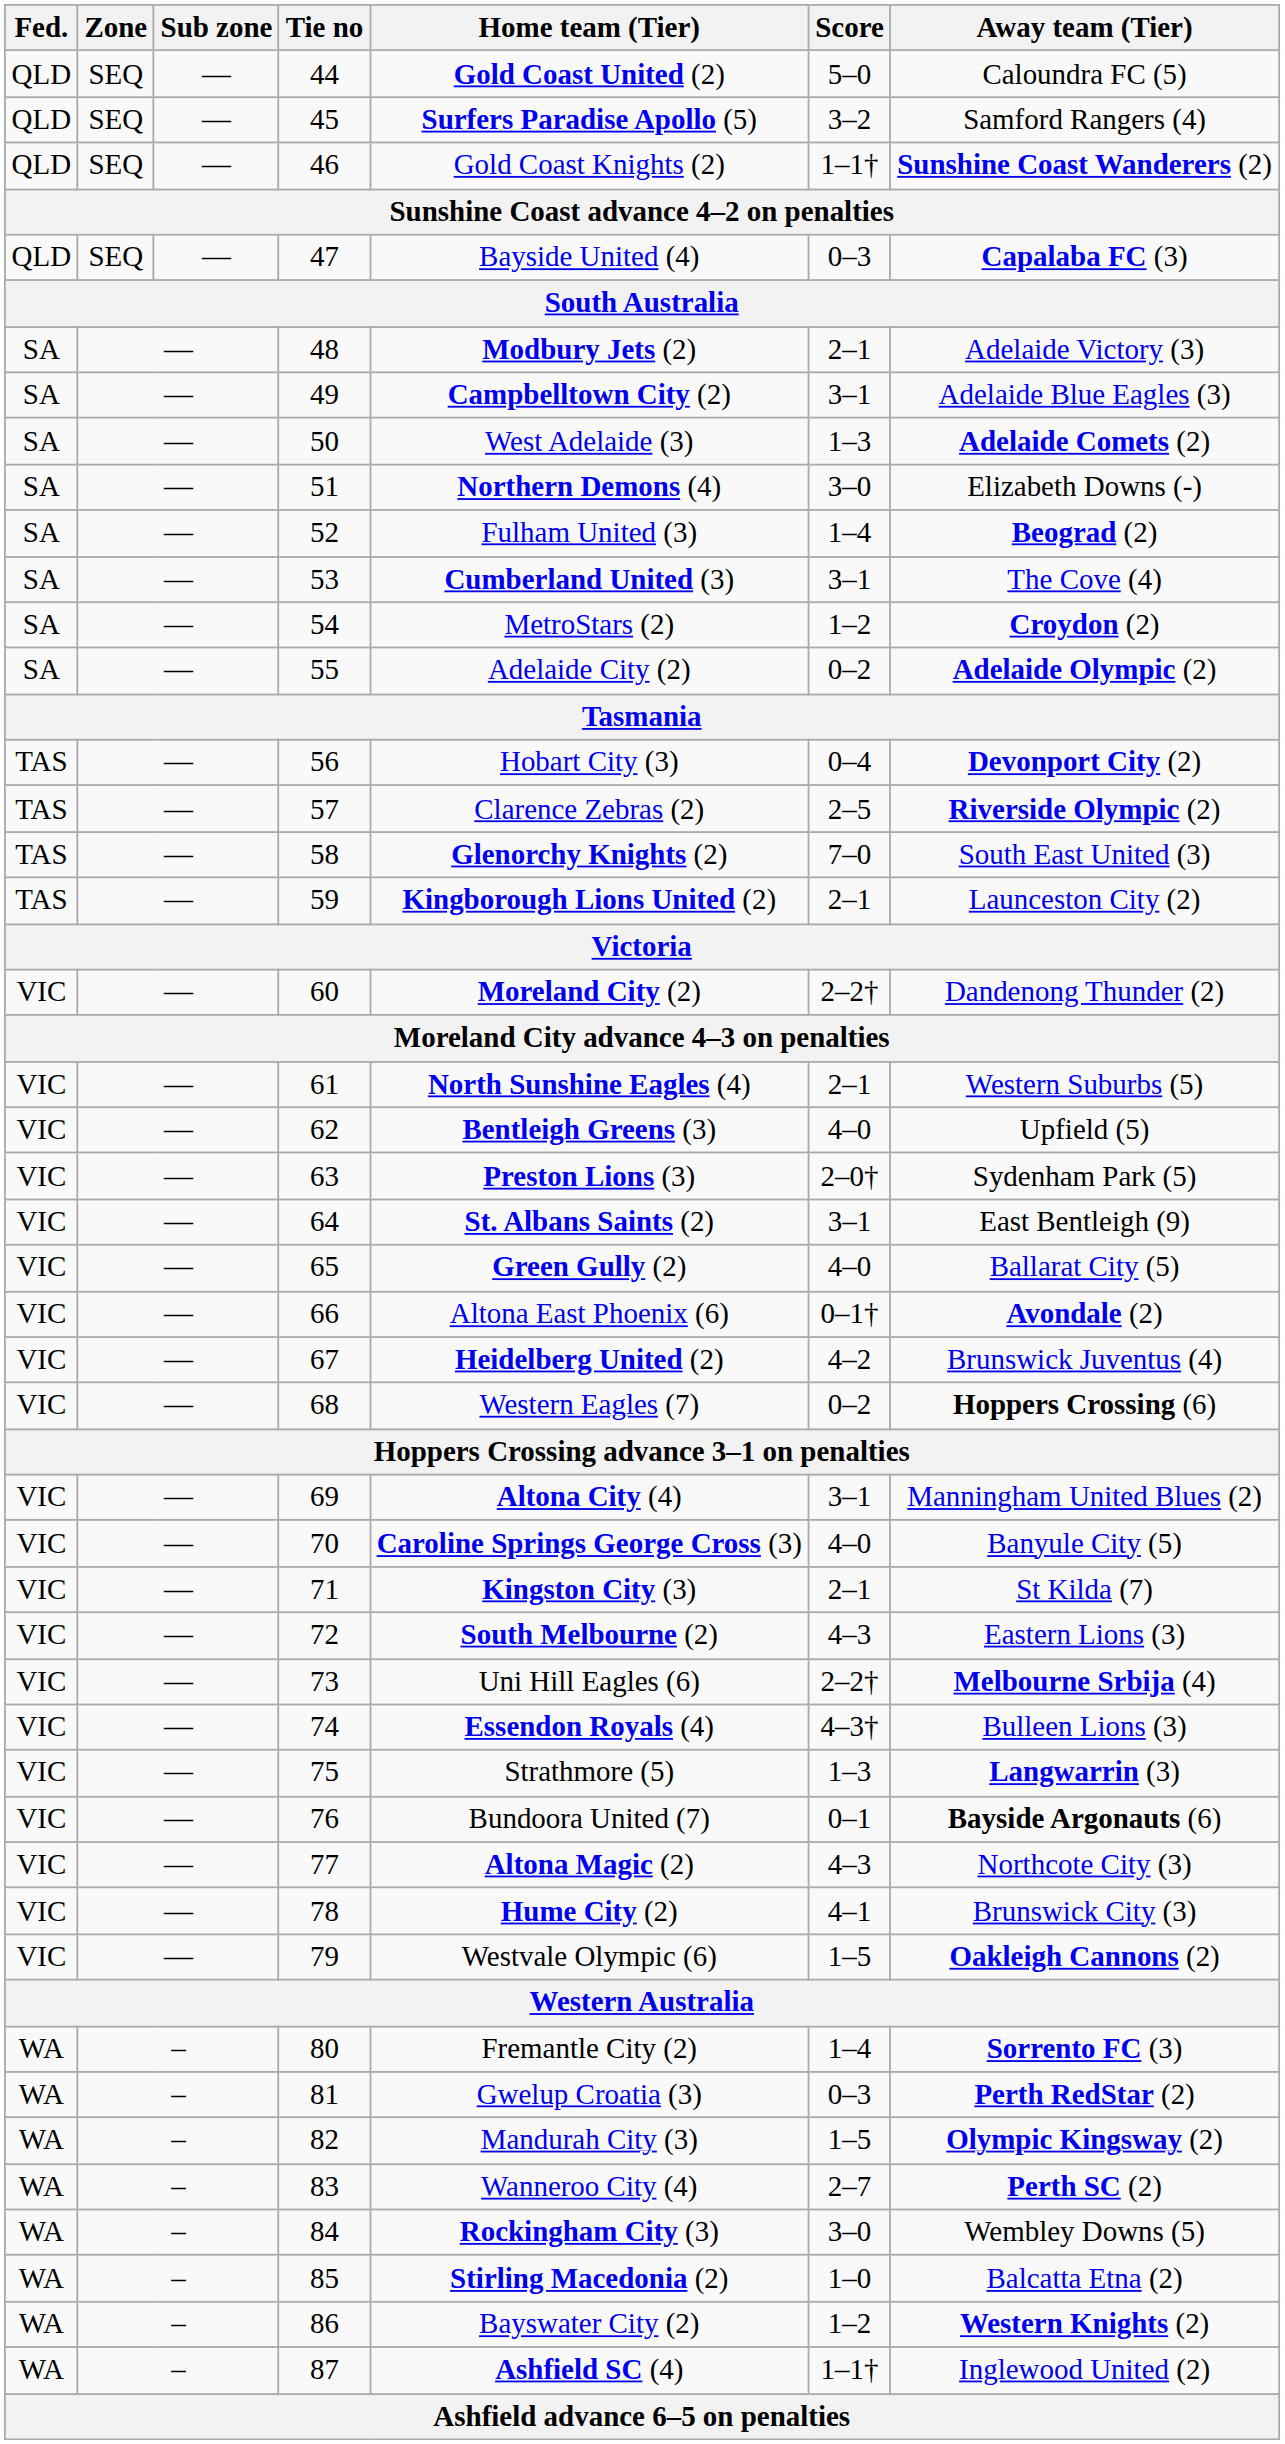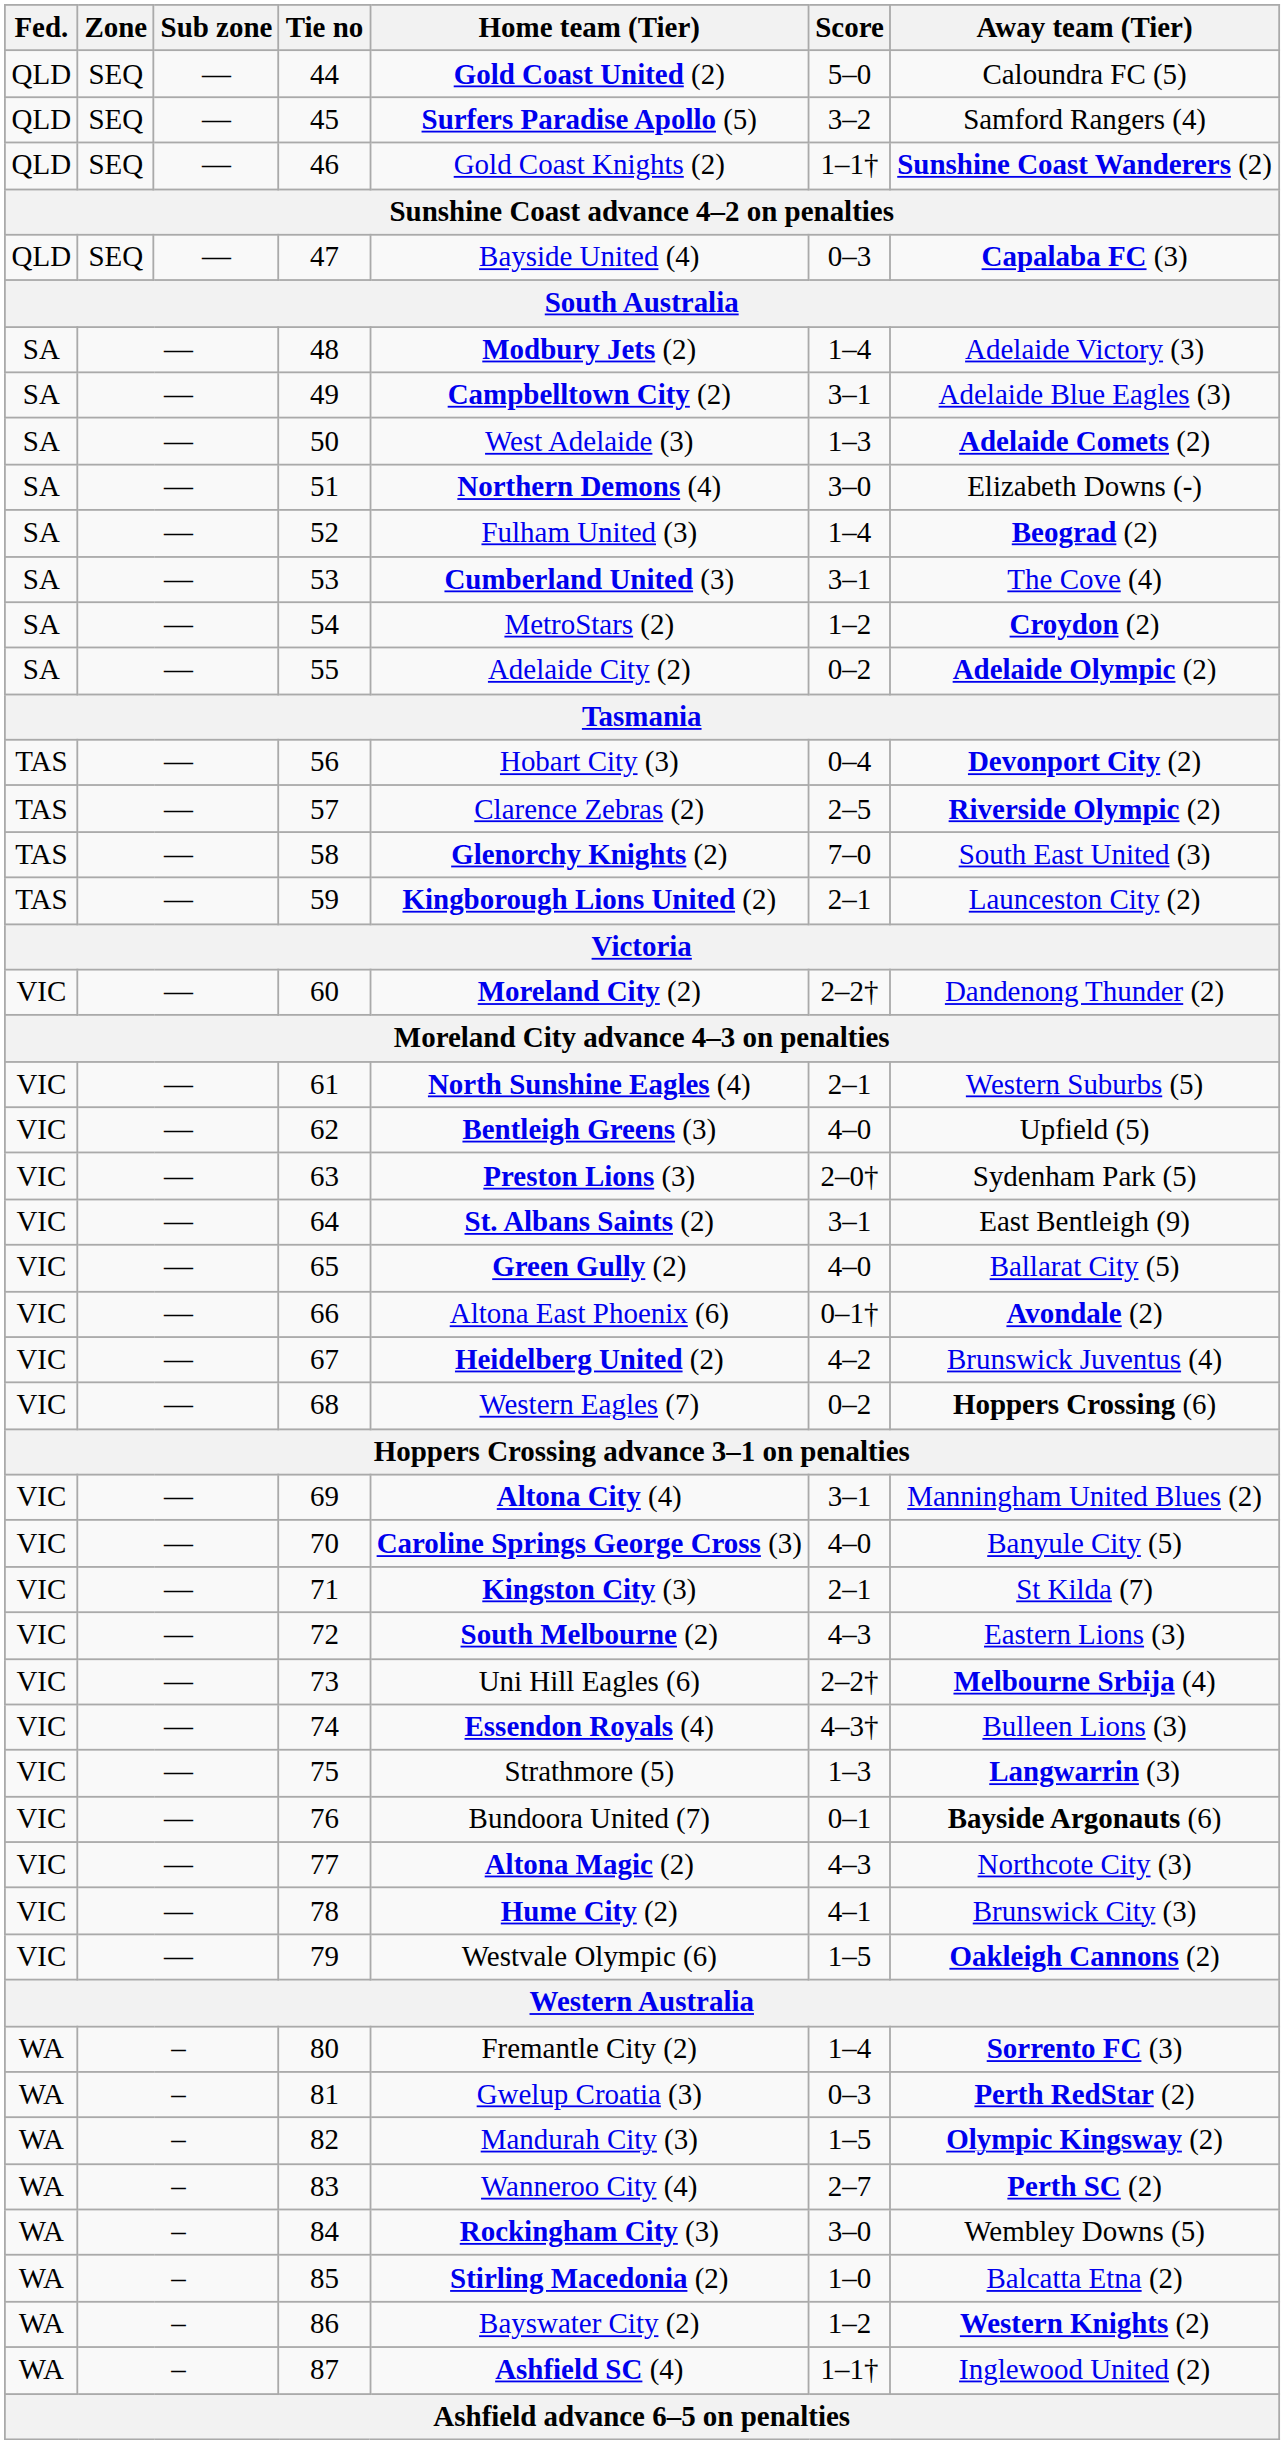(850, 348) 2–1 -> (850, 348) 1–4
